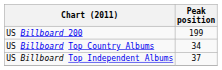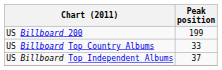(196, 46) 34 -> (196, 46) 33
